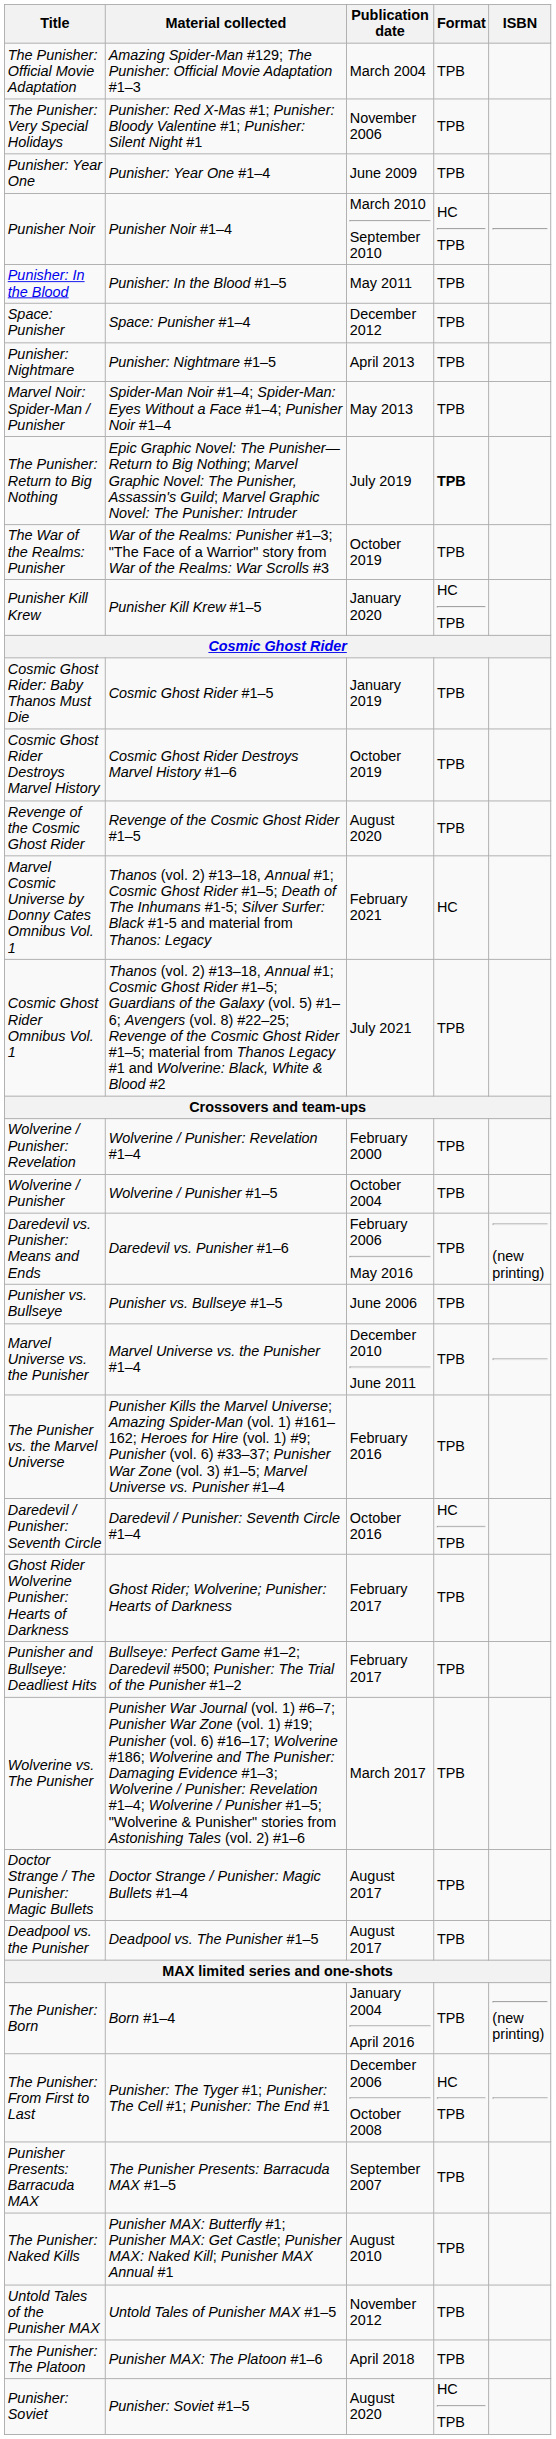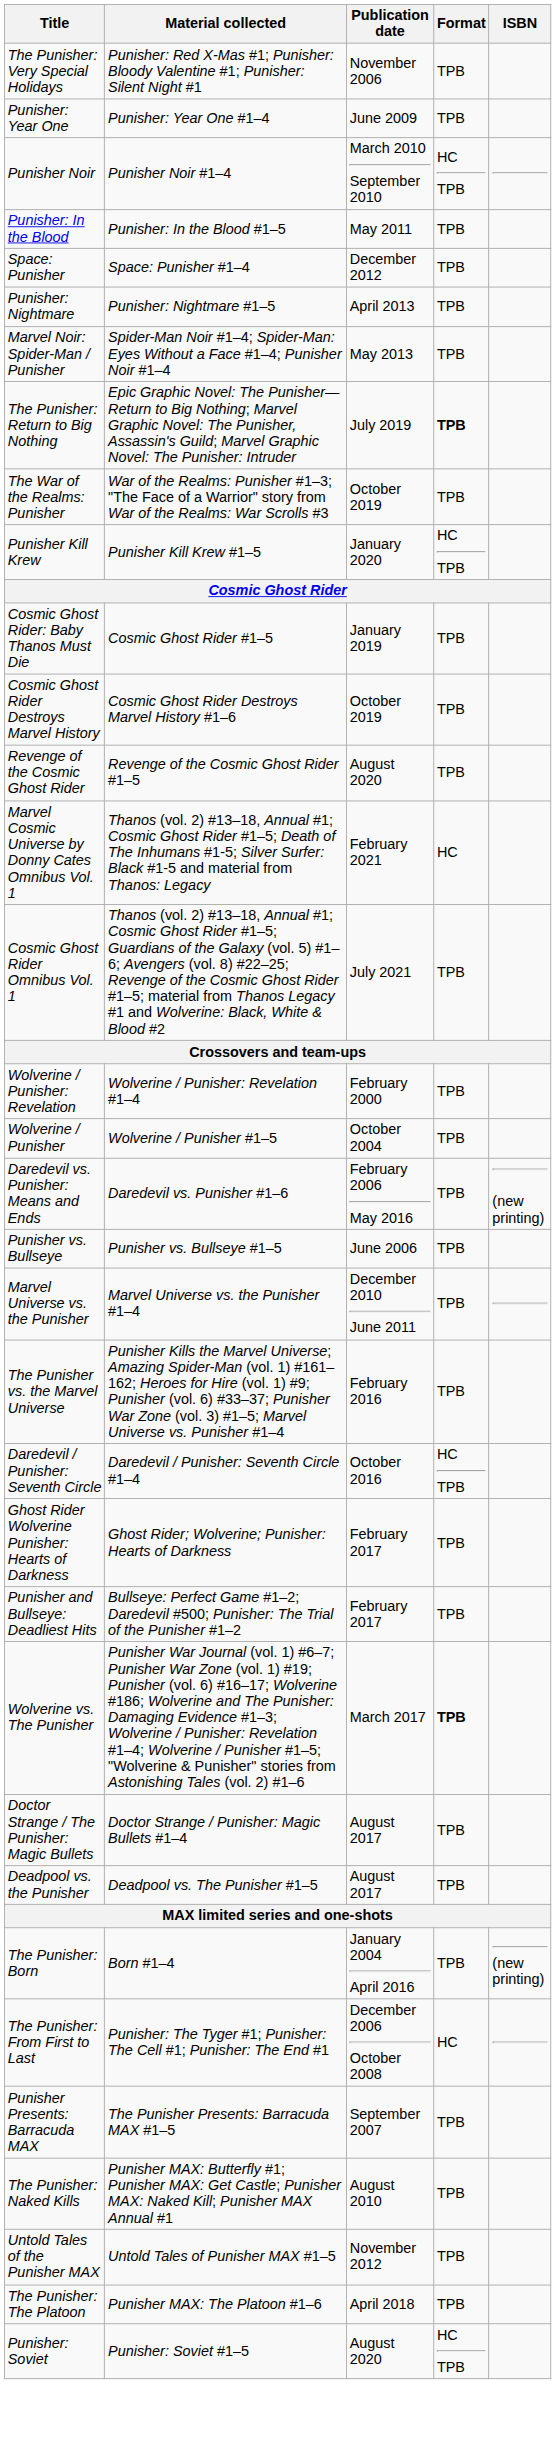- row: (53, 71)
(451, 1773) normal -> (451, 1717) bold
(461, 2097) HC TPB -> (447, 2042) HC
